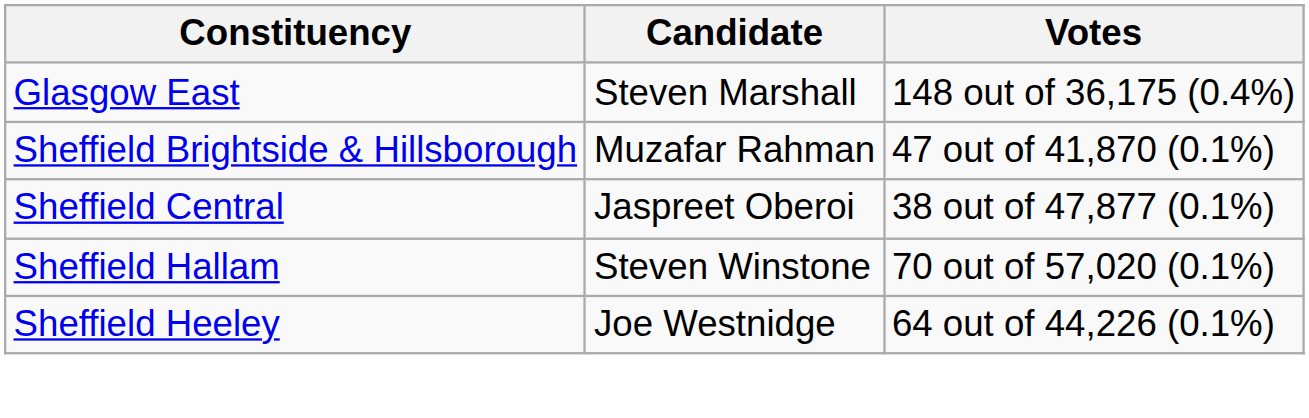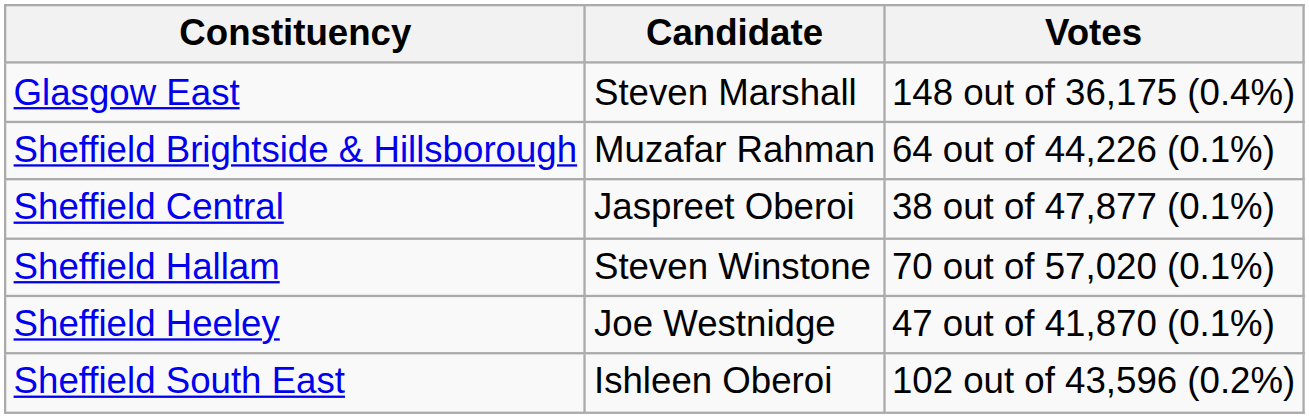(1083, 149) 47 out of 41,870 (0.1%) -> (1083, 149) 64 out of 44,226 (0.1%)
(1083, 324) 64 out of 44,226 (0.1%) -> (1083, 324) 47 out of 41,870 (0.1%)
+ row: (179, 382)
